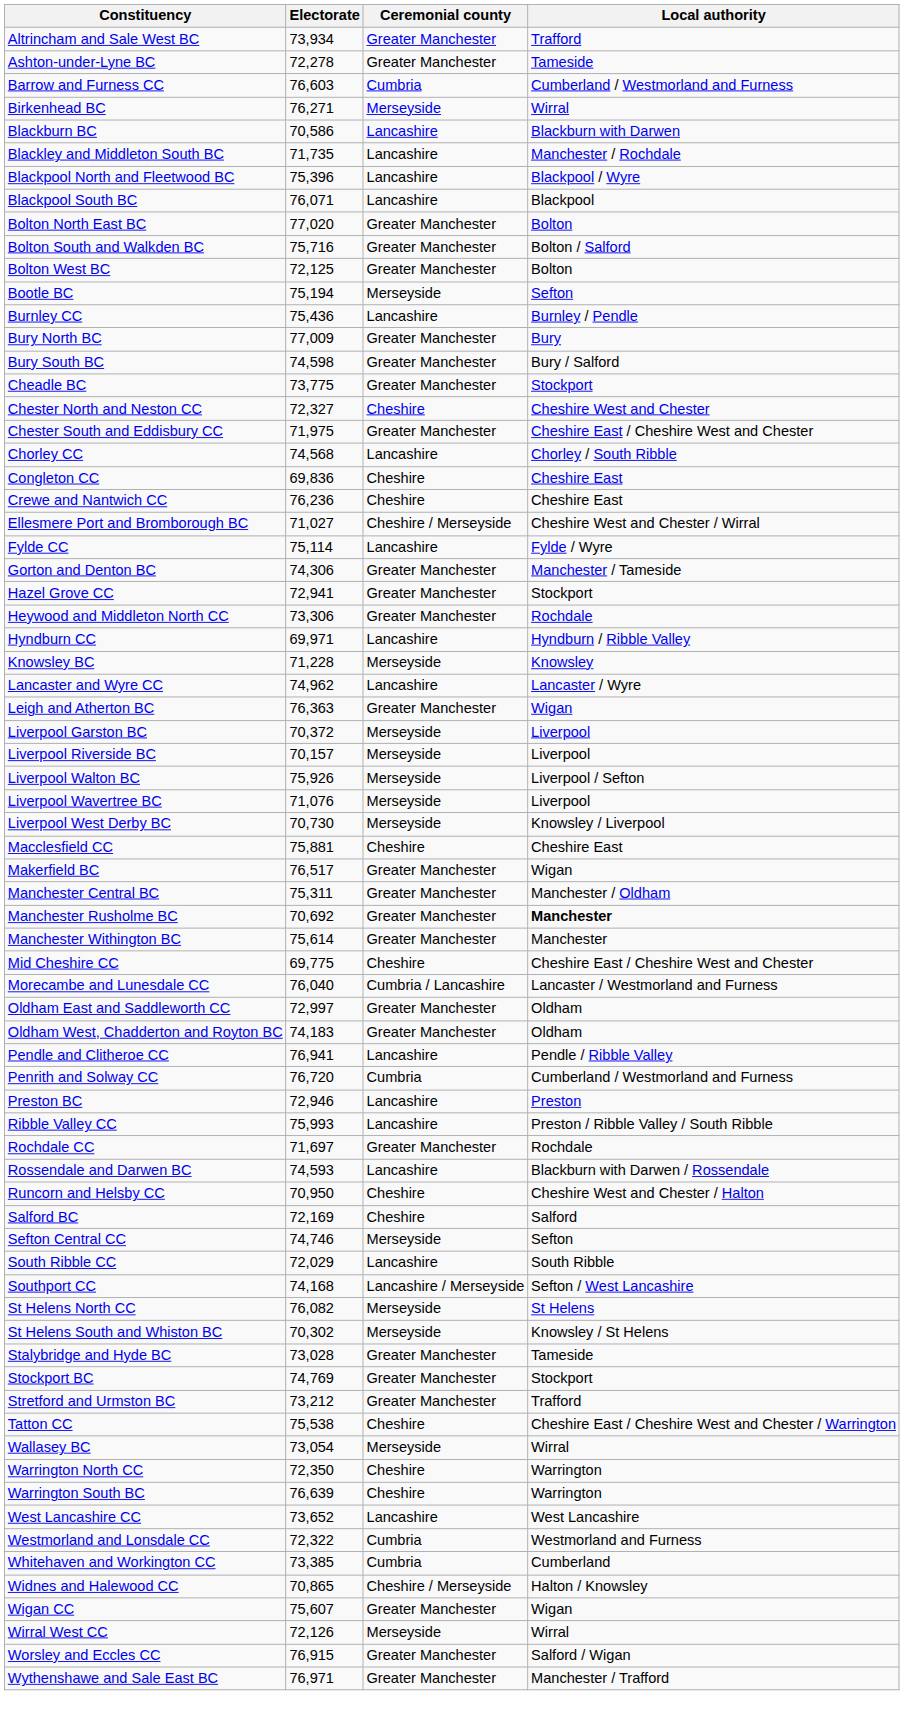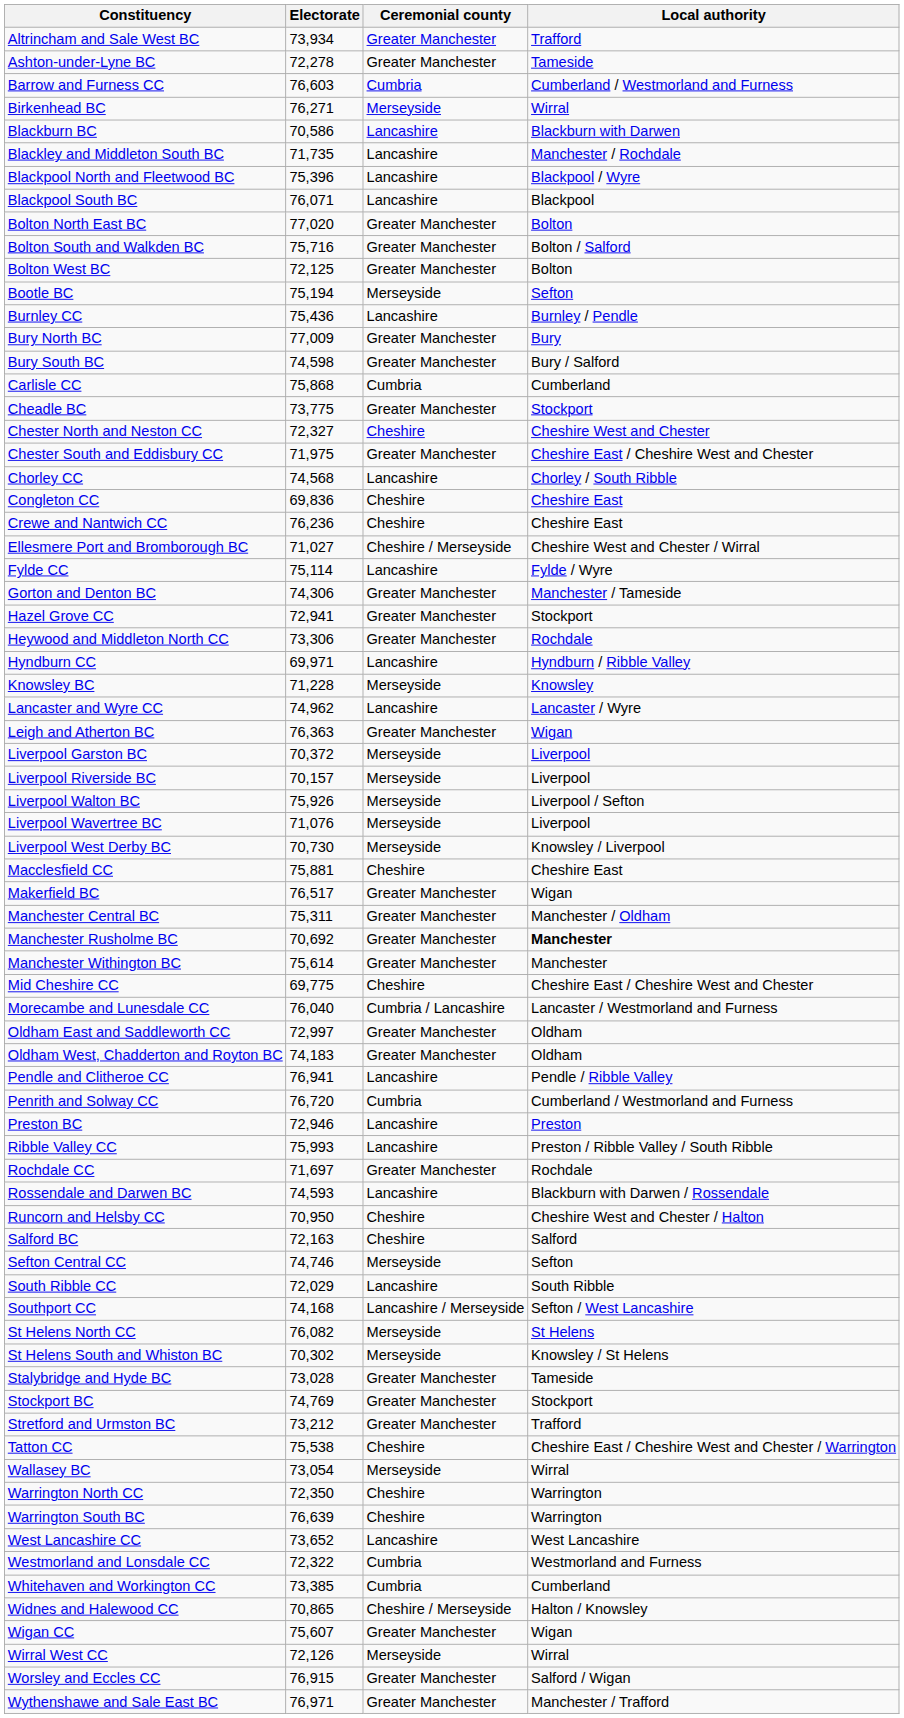+ row: (45, 385)
(312, 1216) 72,169 -> (312, 1239) 72,163
